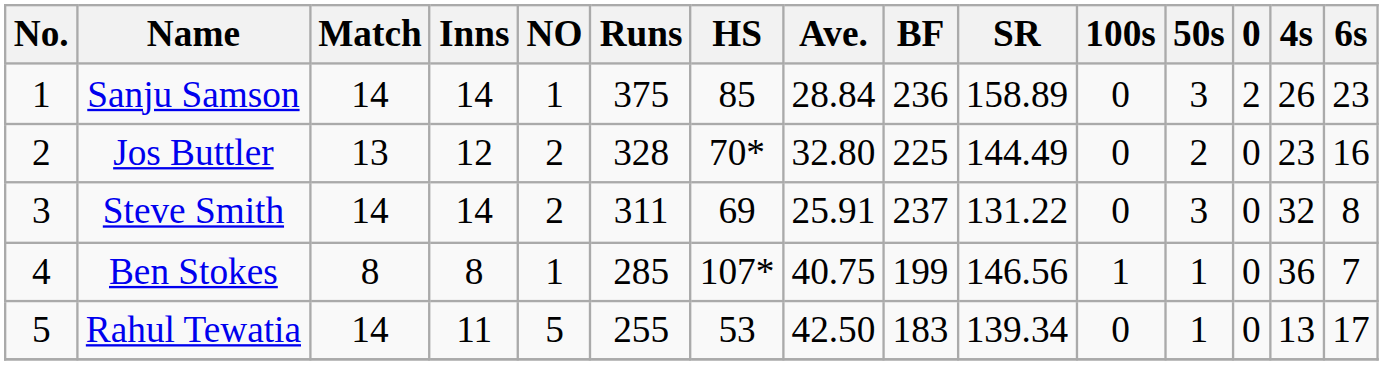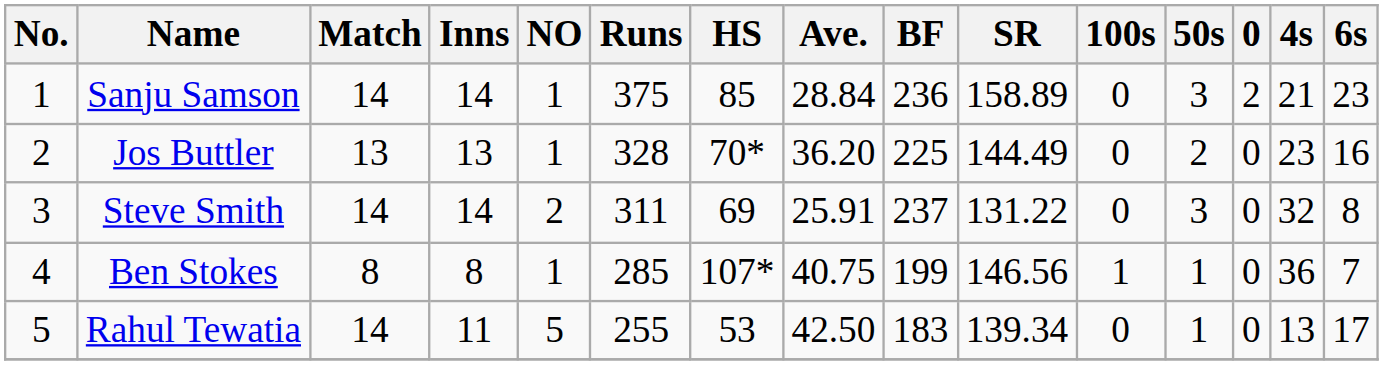(1296, 93) 26 -> (1296, 93) 21
(474, 152) 12 -> (474, 152) 13
(555, 152) 2 -> (555, 152) 1
(833, 152) 32.80 -> (833, 152) 36.20
